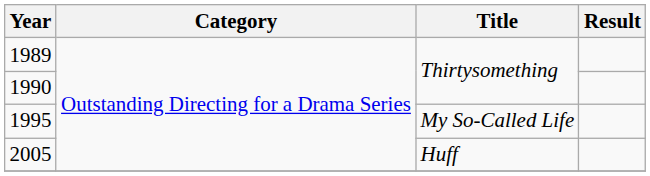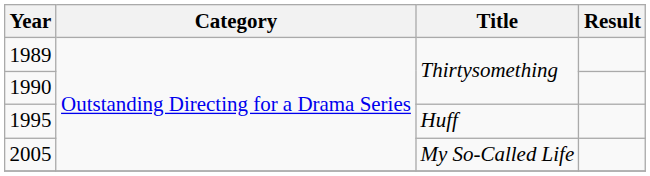(497, 120) My So-Called Life -> (439, 120) Huff
(439, 154) Huff -> (497, 154) My So-Called Life
